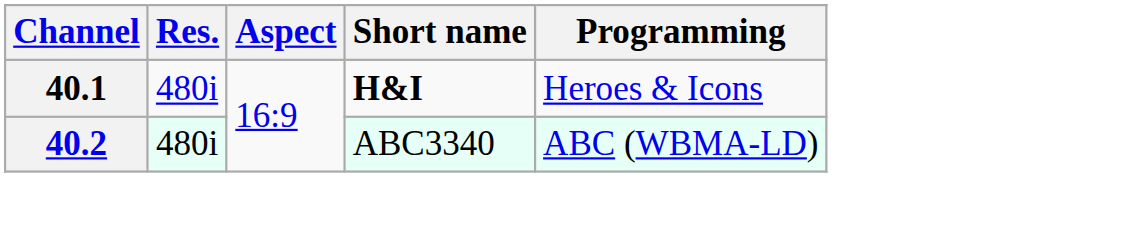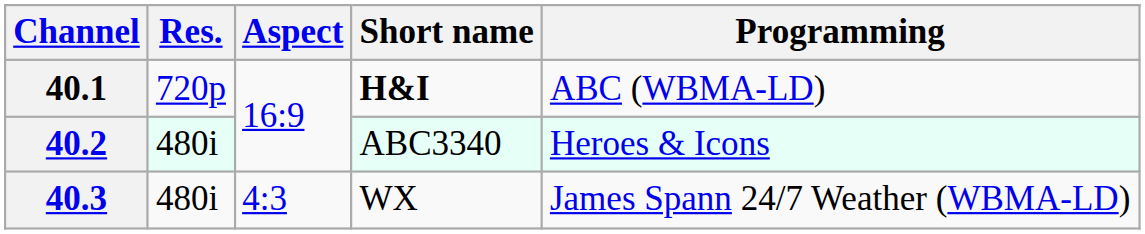(187, 87) 480i -> (191, 87) 720p
(653, 87) Heroes & Icons -> (688, 87) ABC (WBMA-LD)
(681, 143) ABC (WBMA-LD) -> (660, 143) Heroes & Icons
+ row: (76, 198)
